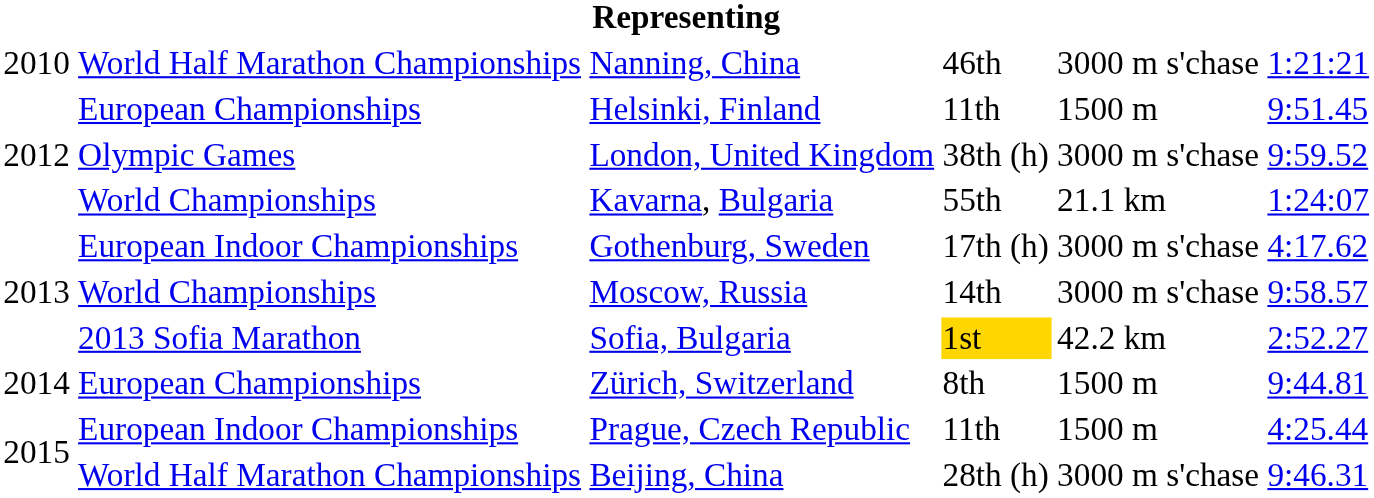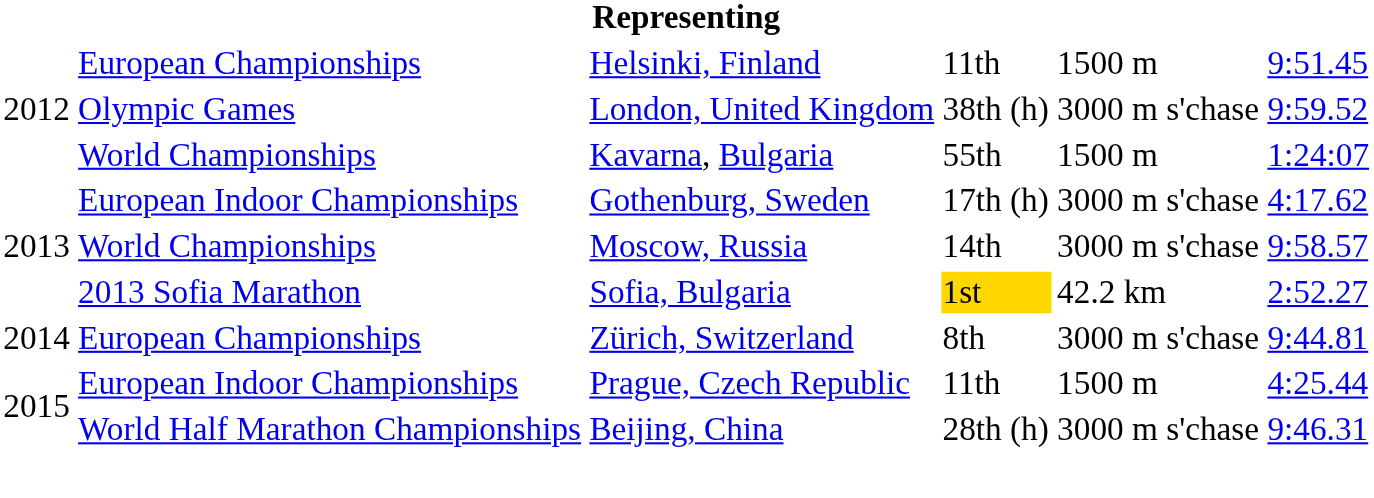- row: (695, 63)
(1112, 200) 21.1 km -> (1108, 154) 1500 m
(1108, 383) 1500 m -> (1158, 337) 3000 m s'chase
